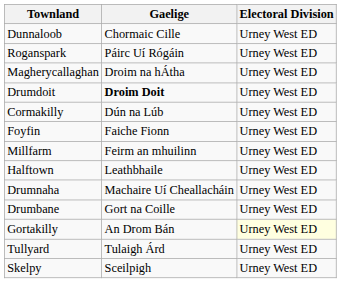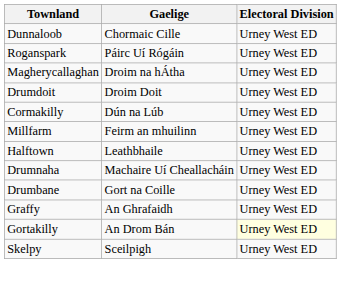(134, 92) bold -> (133, 92) normal
- row: (24, 131)
+ row: (24, 209)
- row: (28, 248)
